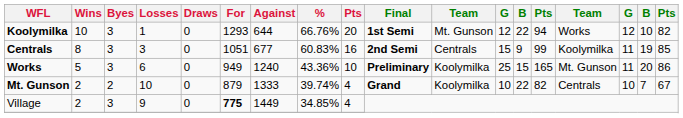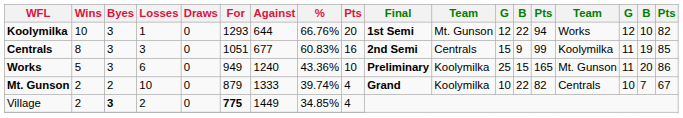(110, 103) normal -> (110, 103) bold
(143, 103) 9 -> (143, 103) 2
